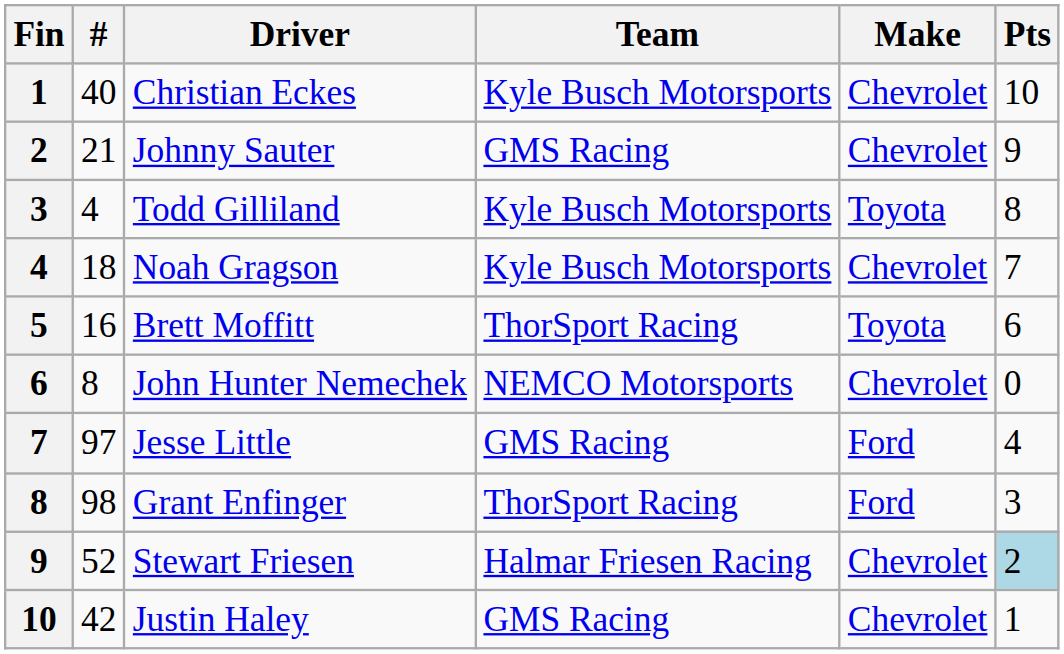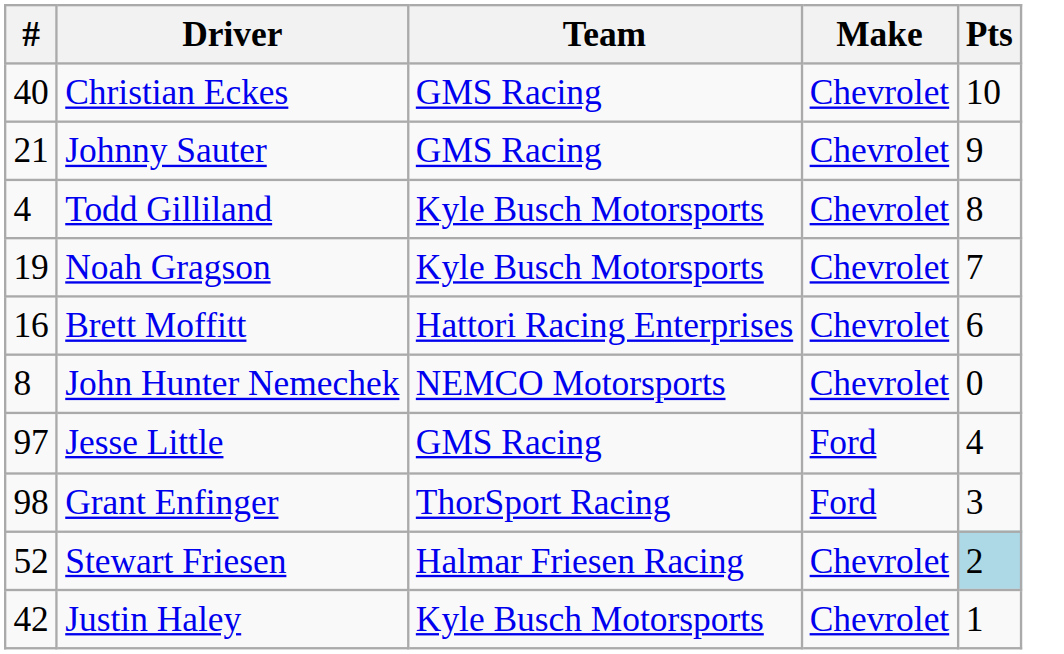- column: (39, 33)
(657, 92) Kyle Busch Motorsports -> (509, 92) GMS Racing
(897, 209) Toyota -> (879, 209) Chevrolet
(99, 267) 18 -> (31, 267) 19
(611, 325) ThorSport Racing -> (605, 325) Hattori Racing Enterprises
(897, 325) Toyota -> (879, 325) Chevrolet
(576, 617) GMS Racing -> (590, 617) Kyle Busch Motorsports
